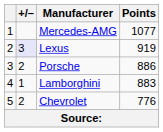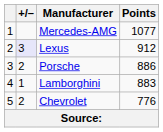(147, 48) 919 -> (147, 48) 912
